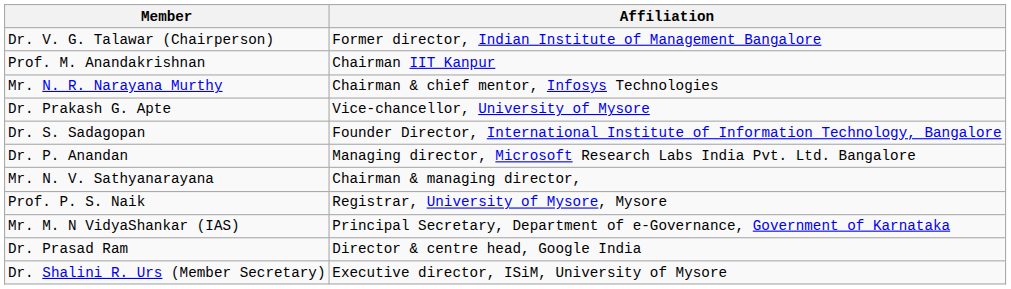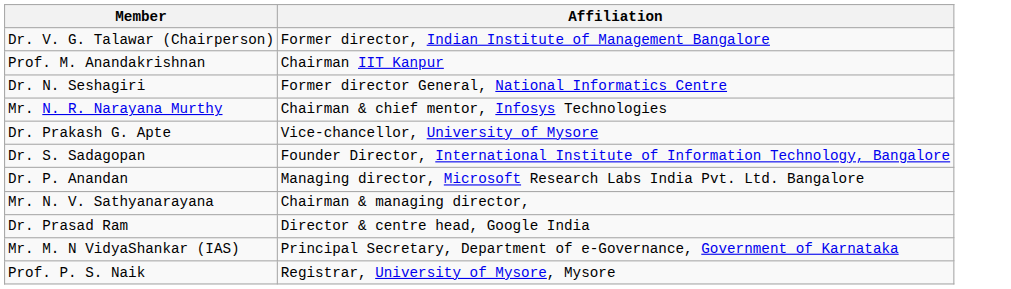+ row: (77, 86)
rows swapped: (77, 203) <-> (68, 249)
- row: (167, 273)
